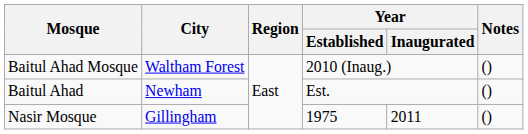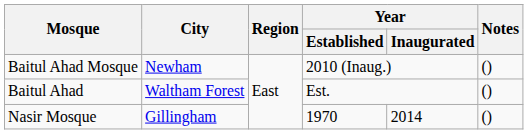(195, 66) Waltham Forest -> (173, 66) Newham
(173, 91) Newham -> (195, 91) Waltham Forest
(322, 116) 1975 -> (322, 116) 1970
(406, 116) 2011 -> (406, 116) 2014
